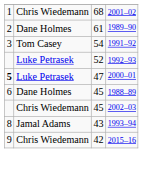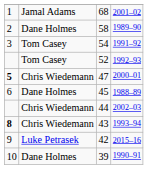(53, 12) Chris Wiedemann -> (48, 12) Jamal Adams
(98, 28) 61 -> (104, 28) 58
(45, 60) Luke Petrasek -> (44, 60) Tom Casey
(45, 76) Luke Petrasek -> (58, 76) Chris Wiedemann
(98, 108) 45 -> (104, 108) 44
(9, 124) normal -> (9, 124) bold
(43, 124) Jamal Adams -> (58, 124) Chris Wiedemann
(53, 140) Chris Wiedemann -> (50, 140) Luke Petrasek
+ row: (127, 156)
